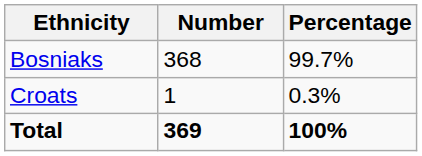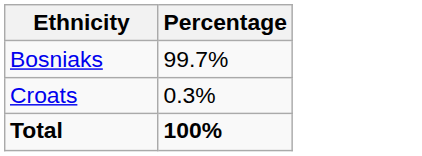- column: (221, 22)
